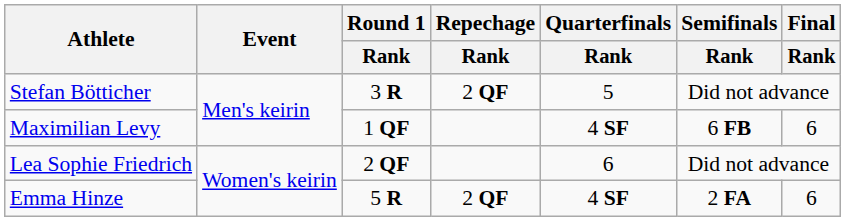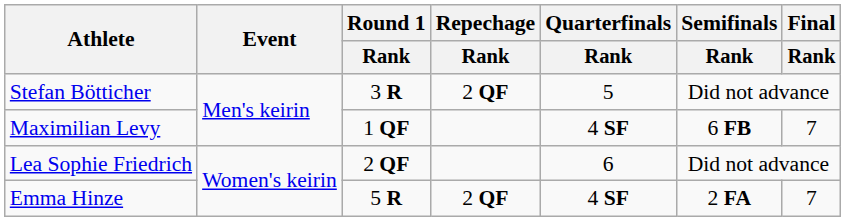(811, 127) 6 -> (811, 127) 7
(811, 198) 6 -> (811, 198) 7
